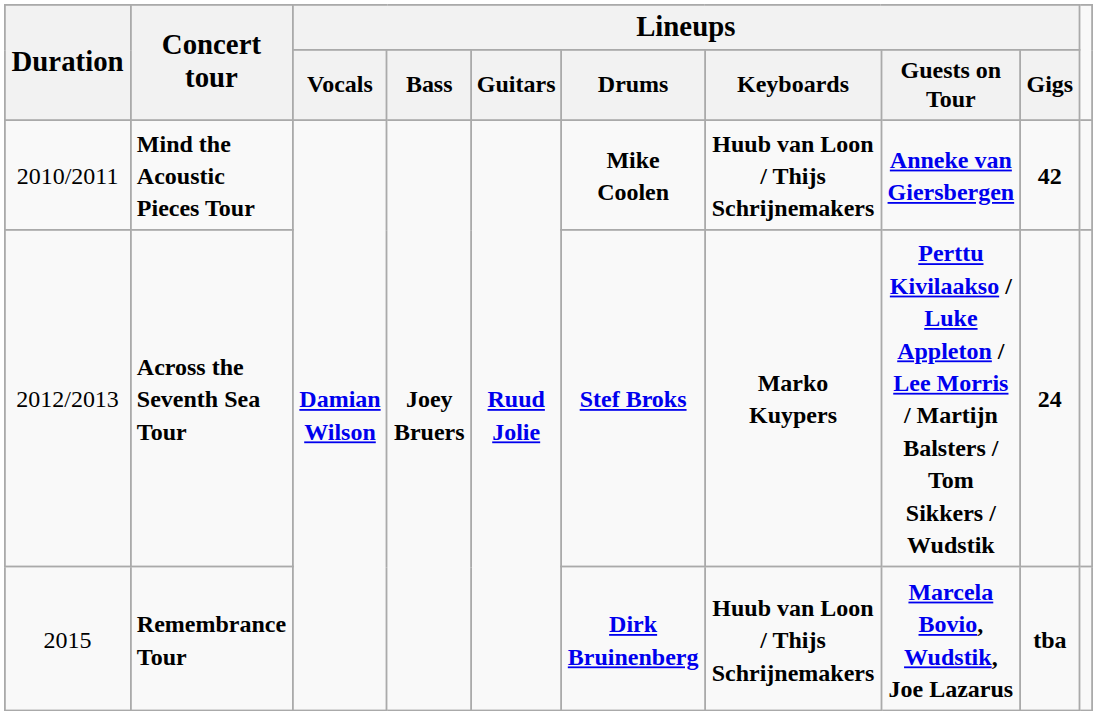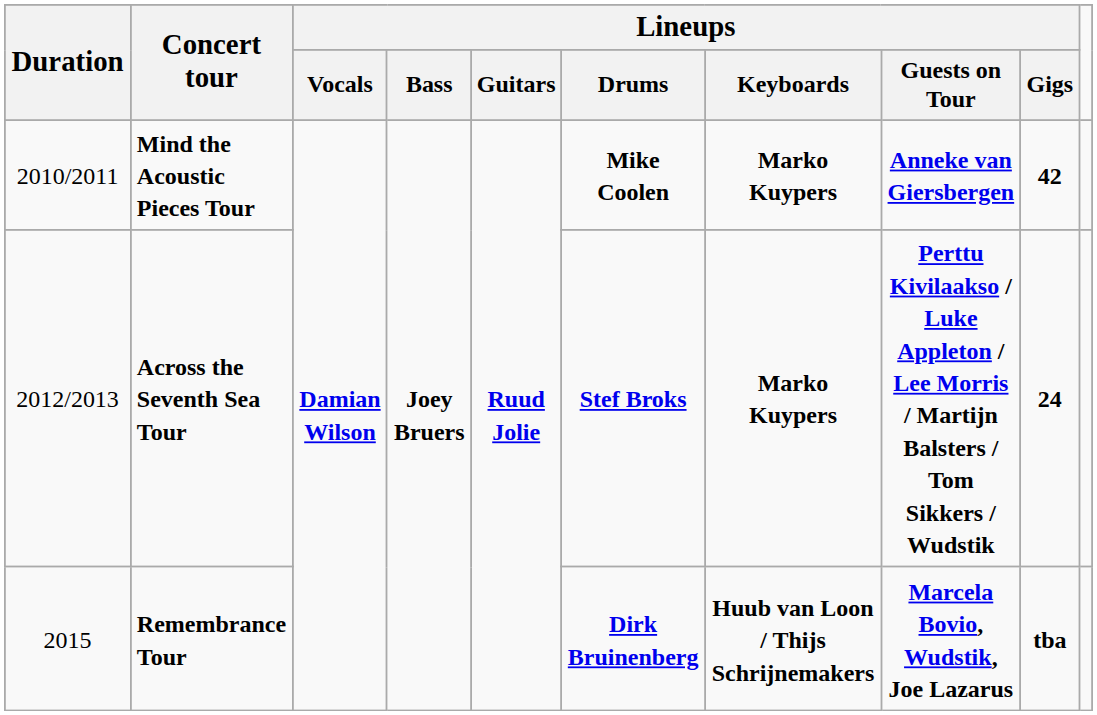(793, 176) Huub van Loon / Thijs Schrijnemakers -> (793, 176) Marko Kuypers
